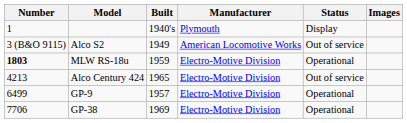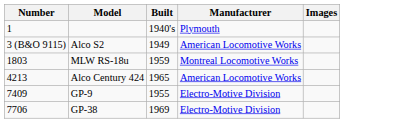- column: (335, 12)
(17, 61) bold -> (17, 61) normal
(230, 61) Electro-Motive Division -> (239, 61) Montreal Locomotive Works
(230, 77) Electro-Motive Division -> (241, 77) American Locomotive Works
(17, 93) 6499 -> (17, 93) 7409
(159, 93) 1957 -> (159, 93) 1955
